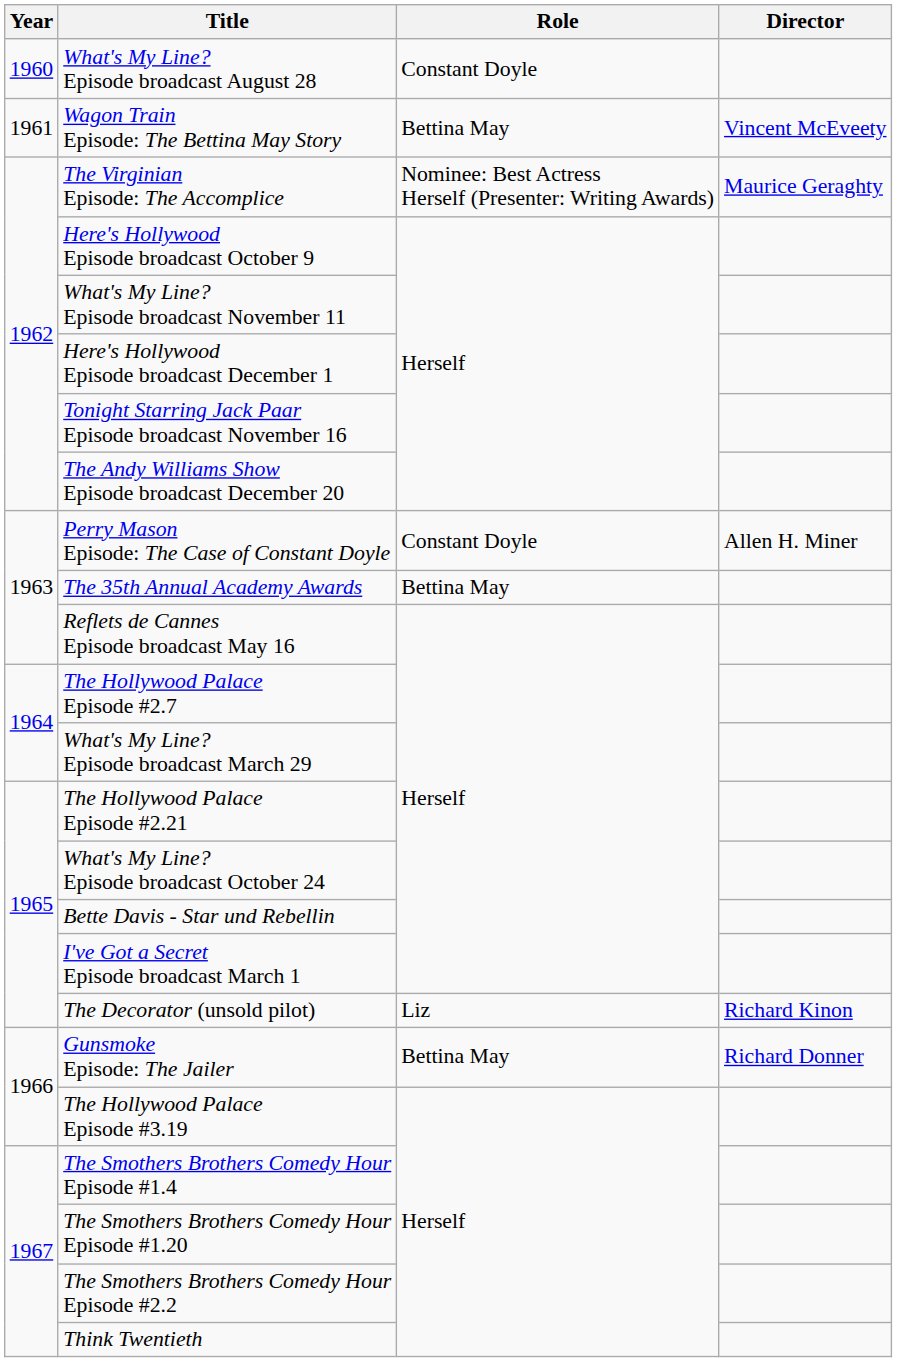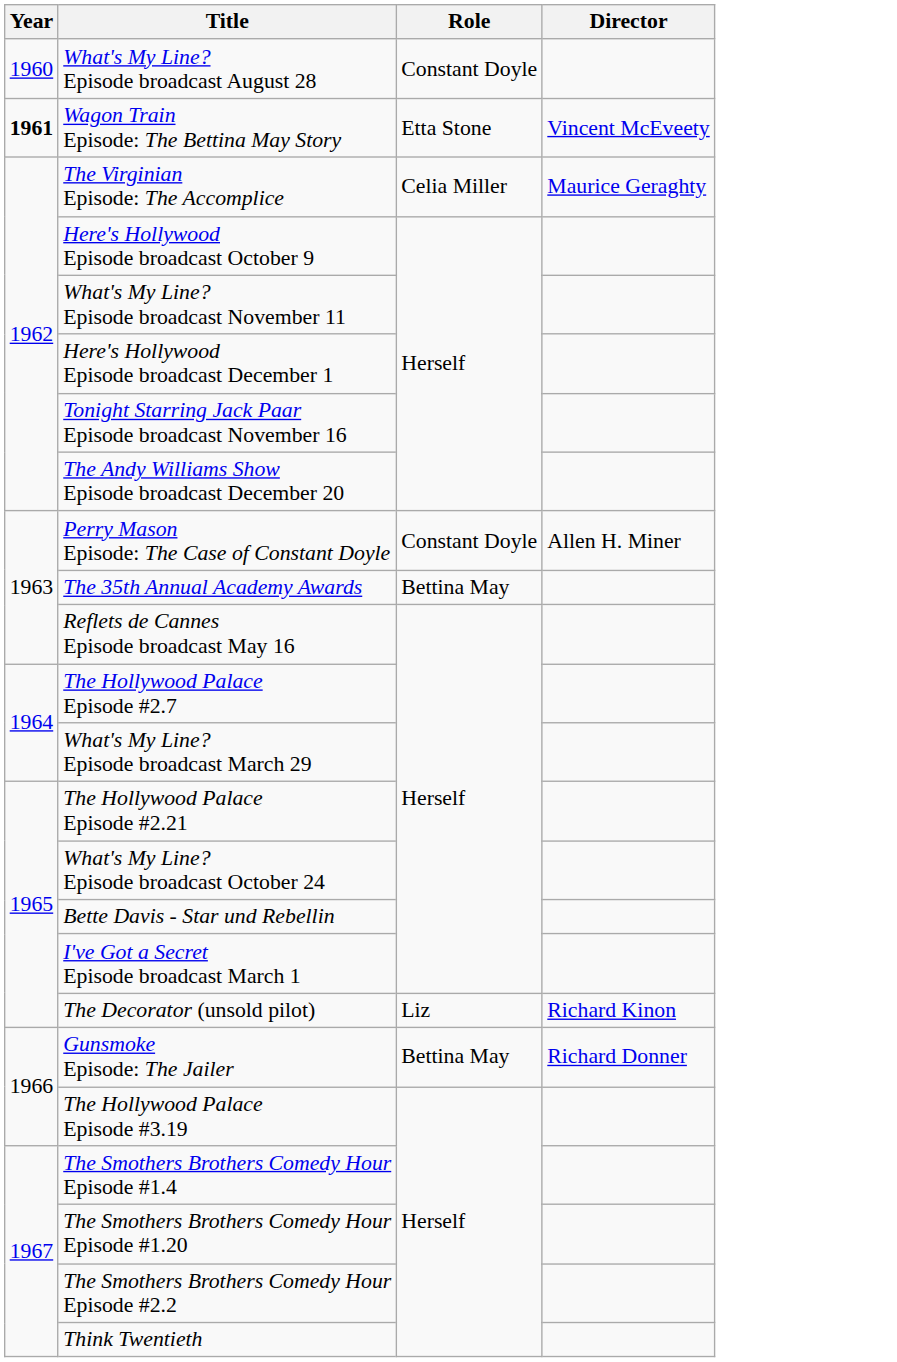(31, 127) normal -> (31, 127) bold
(455, 127) Bettina May -> (446, 127) Etta Stone
(558, 186) Nominee: Best Actress Herself (Presenter: Writing Awards) -> (454, 186) Celia Miller
